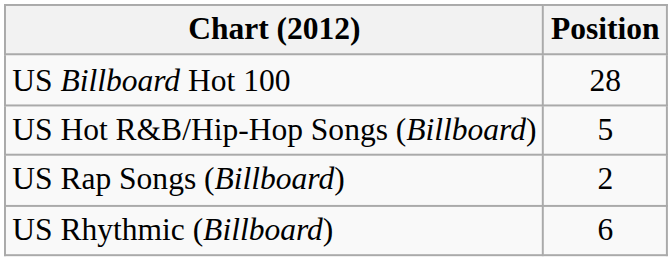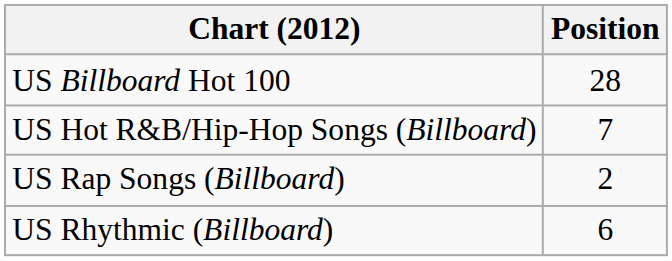(605, 129) 5 -> (605, 129) 7
